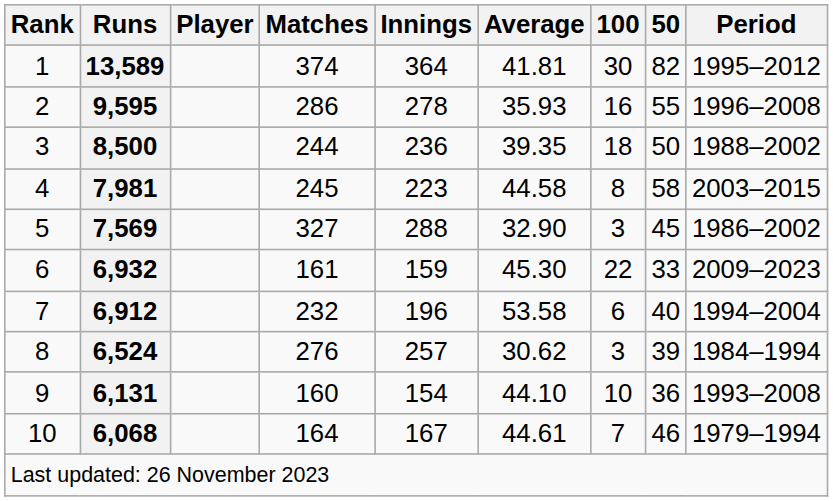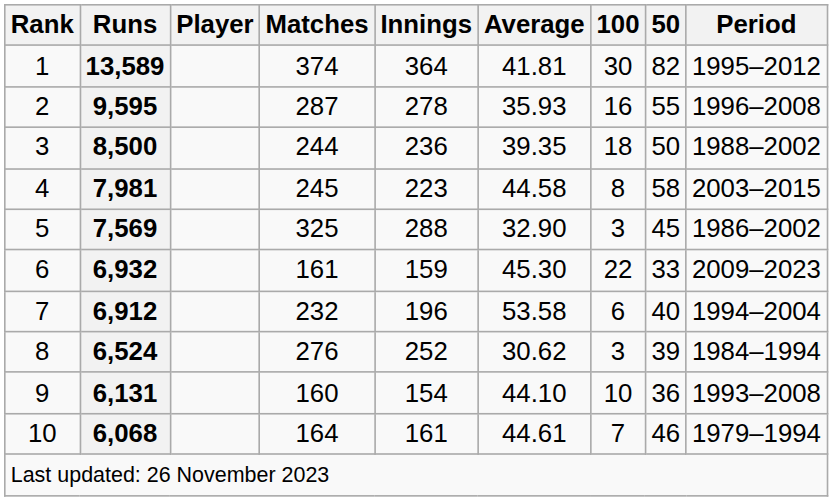(317, 106) 286 -> (317, 106) 287
(317, 229) 327 -> (317, 229) 325
(426, 351) 257 -> (426, 351) 252
(426, 433) 167 -> (426, 433) 161
